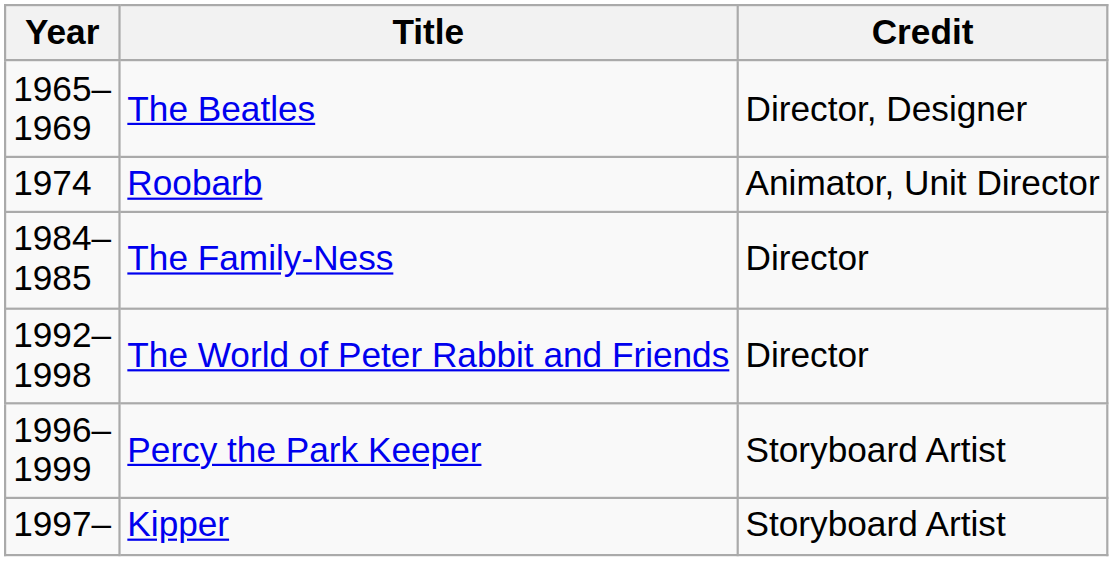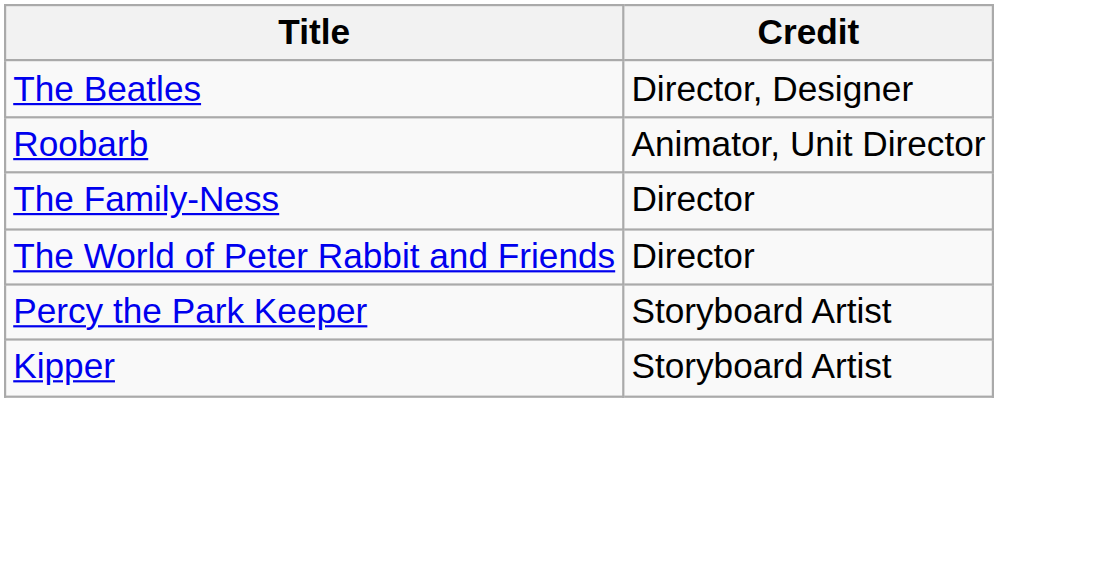- column: (62, 32)
